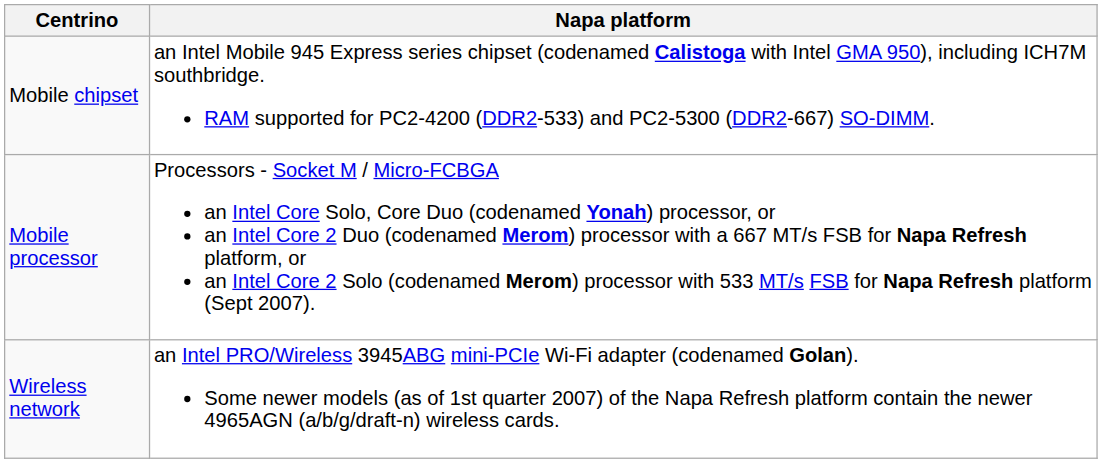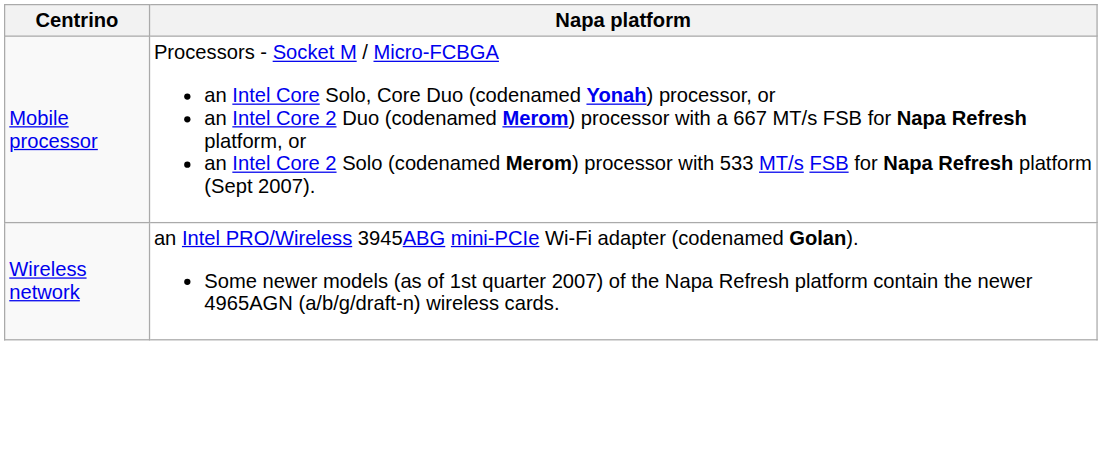- row: (74, 95)
